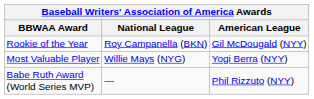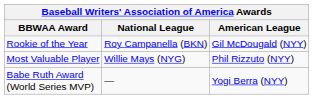(250, 59) Yogi Berra (NYY) -> (253, 59) Phil Rizzuto (NYY)
(253, 80) Phil Rizzuto (NYY) -> (250, 80) Yogi Berra (NYY)
